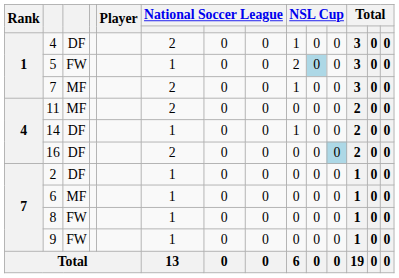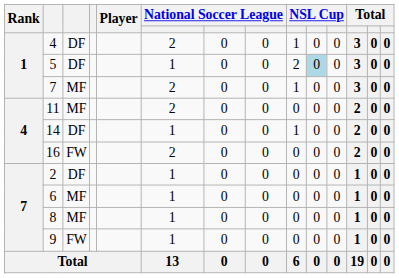(76, 65) FW -> (76, 65) DF
(76, 152) DF -> (76, 152) FW
(337, 152) lightblue background -> (337, 152) no background
(76, 218) FW -> (76, 218) MF
